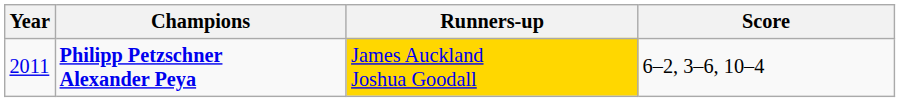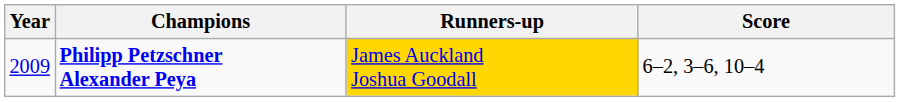(29, 67) 2011 -> (30, 67) 2009
